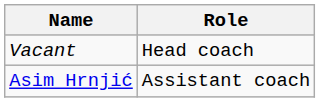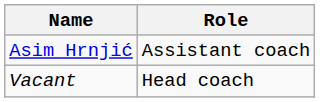rows swapped: (43, 50) <-> (71, 81)
